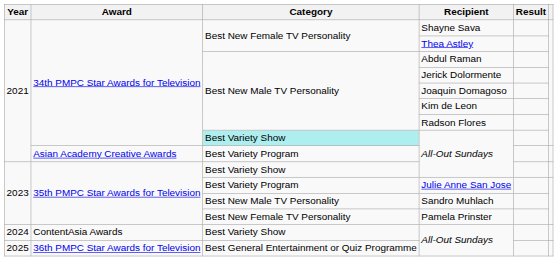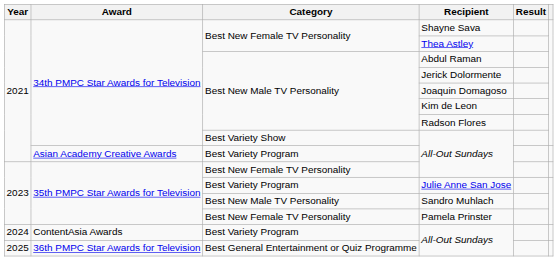(245, 138) paleturquoise background -> (245, 138) no background
(245, 169) Best Variety Show -> (278, 169) Best New Female TV Personality
(245, 232) Best Variety Show -> (252, 232) Best Variety Program
